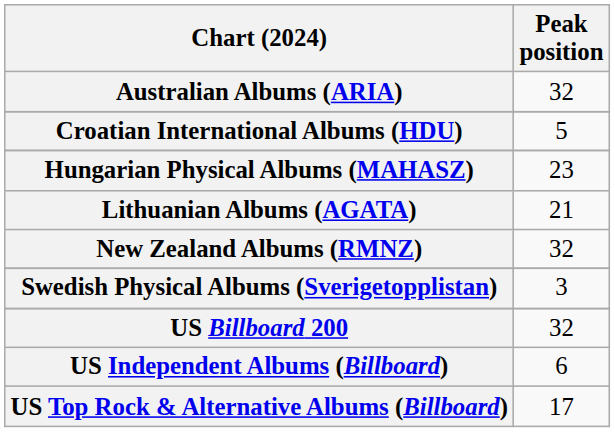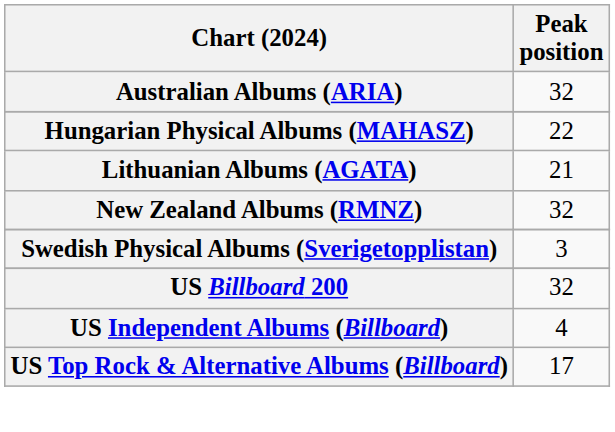- row: (259, 130)
(561, 170) 23 -> (561, 130) 22
(561, 366) 6 -> (561, 327) 4
